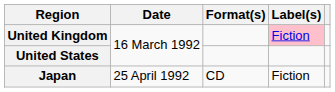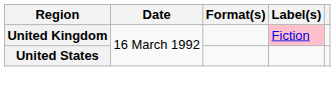- row: (57, 76)
